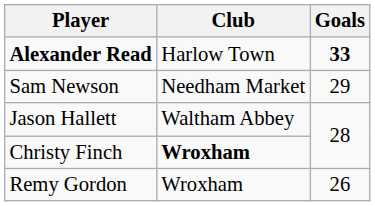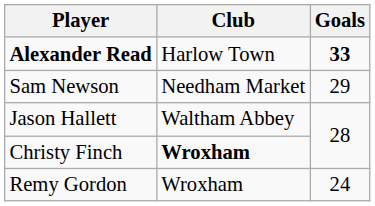(340, 184) 26 -> (340, 184) 24
